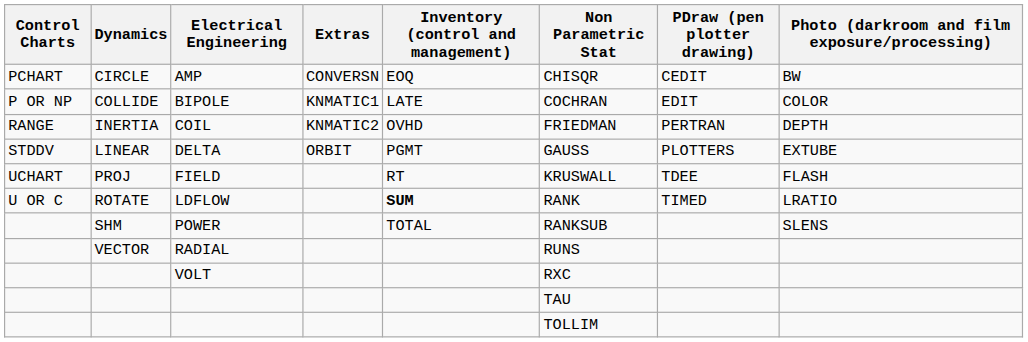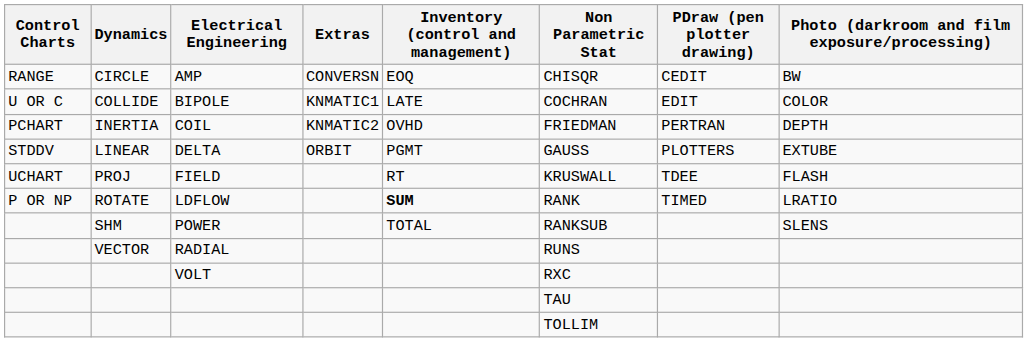(36, 77) PCHART -> (31, 77) RANGE
(40, 102) P OR NP -> (36, 102) U OR C
(31, 126) RANGE -> (36, 126) PCHART
(36, 201) U OR C -> (40, 201) P OR NP
